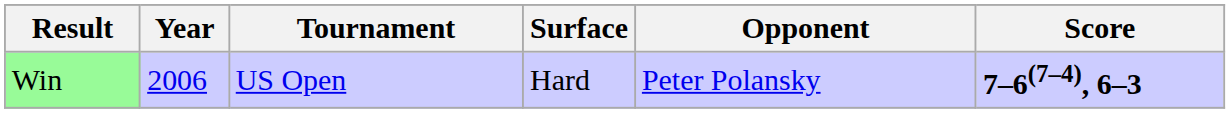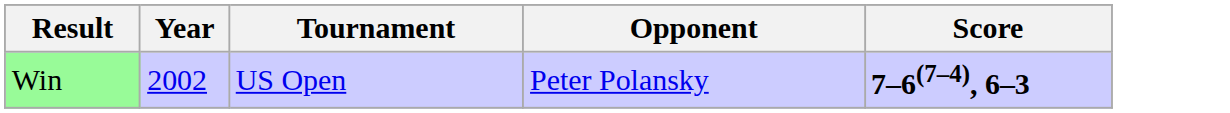- column: (579, 28)
(177, 79) 2006 -> (177, 79) 2002
